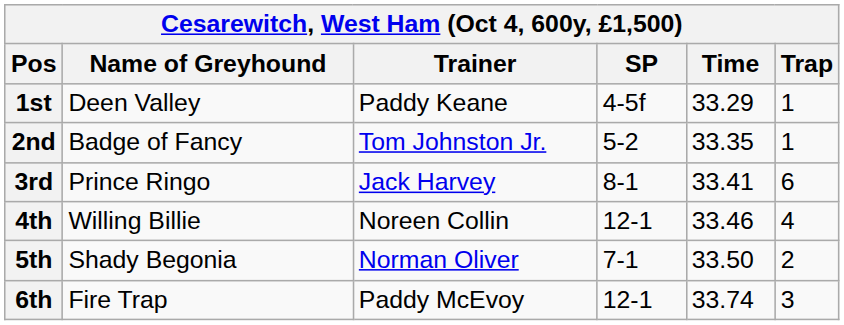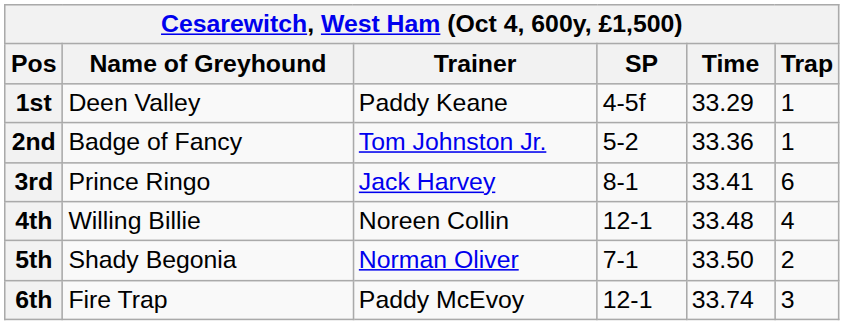(723, 142) 33.35 -> (723, 142) 33.36
(723, 220) 33.46 -> (723, 220) 33.48
